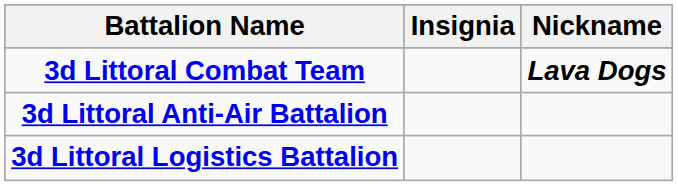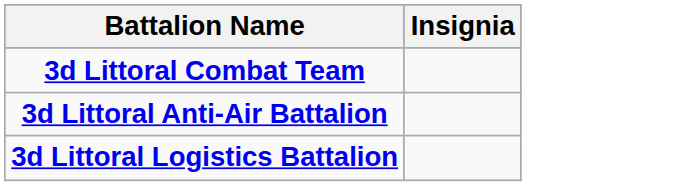- column: (597, 26)
